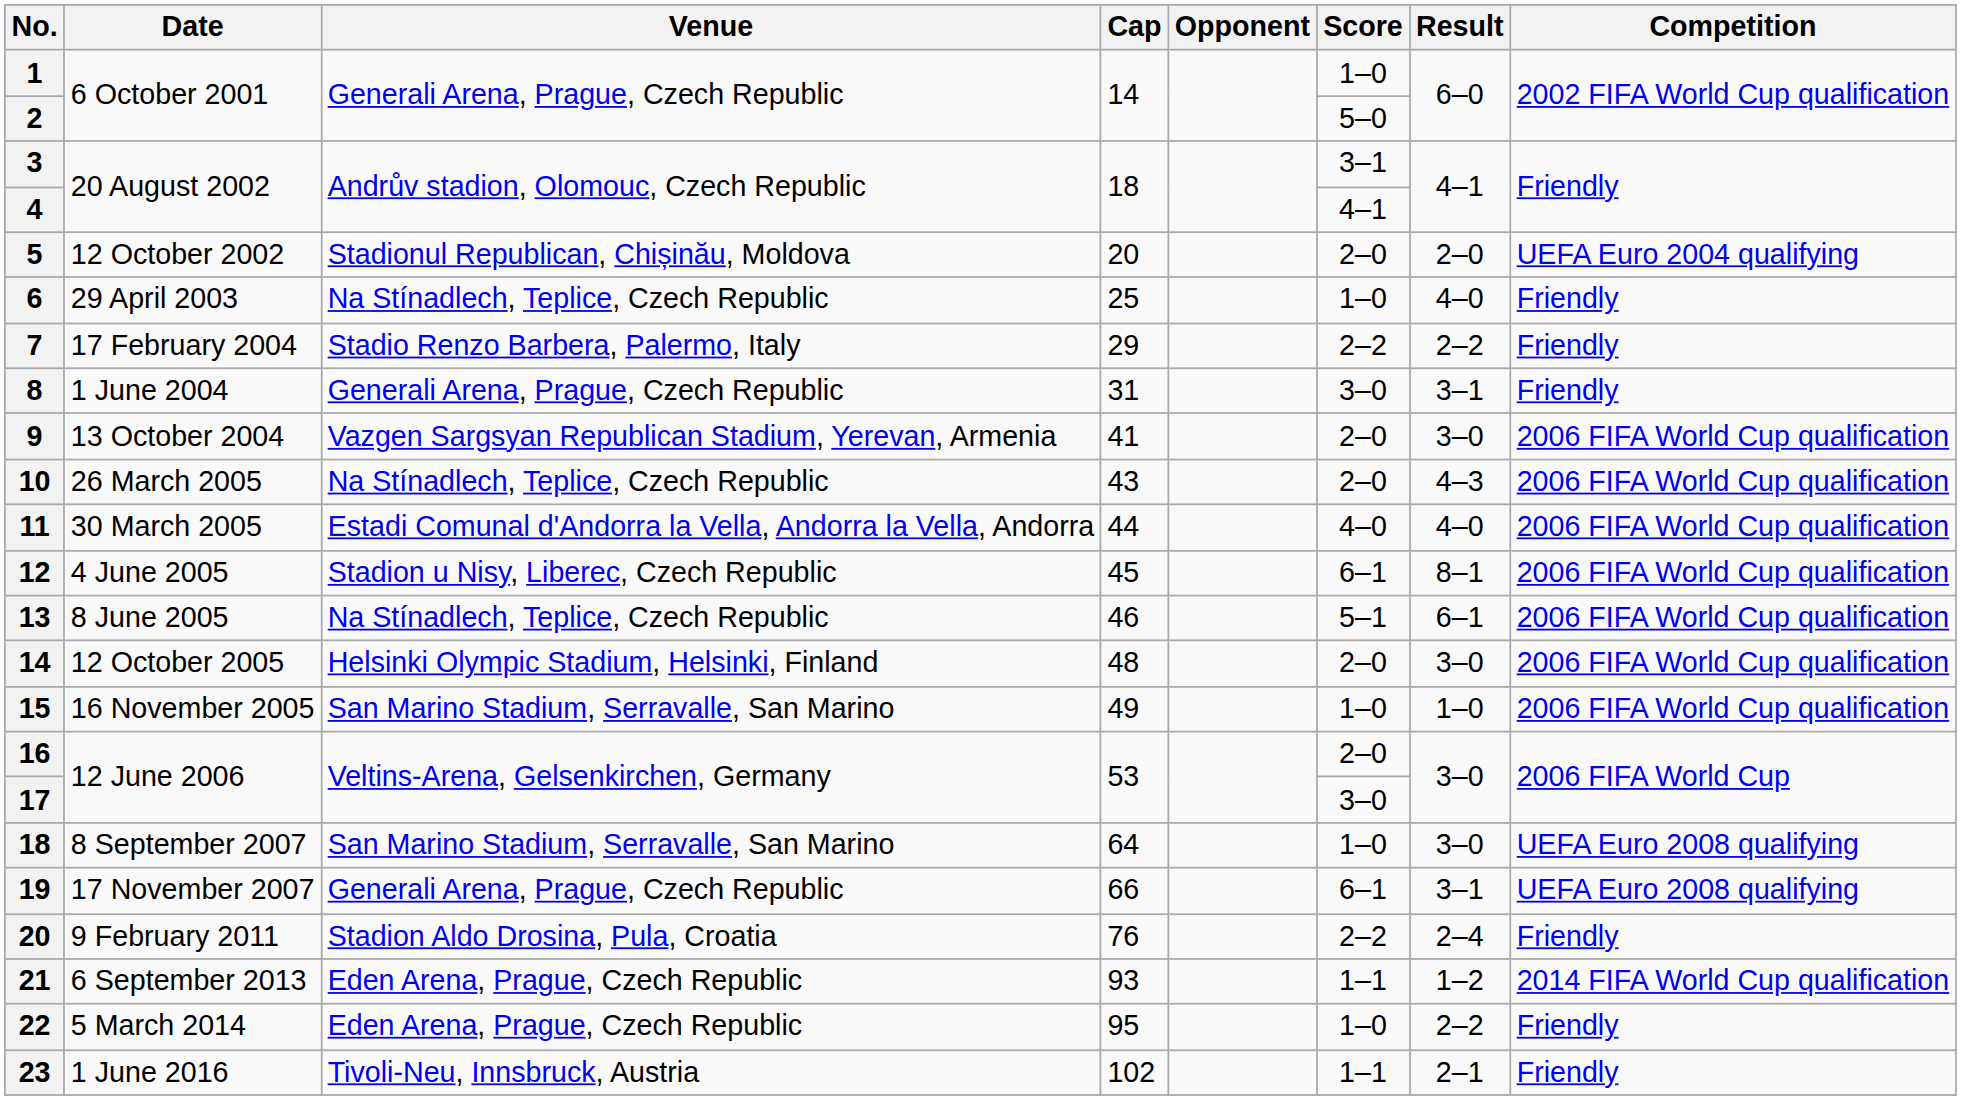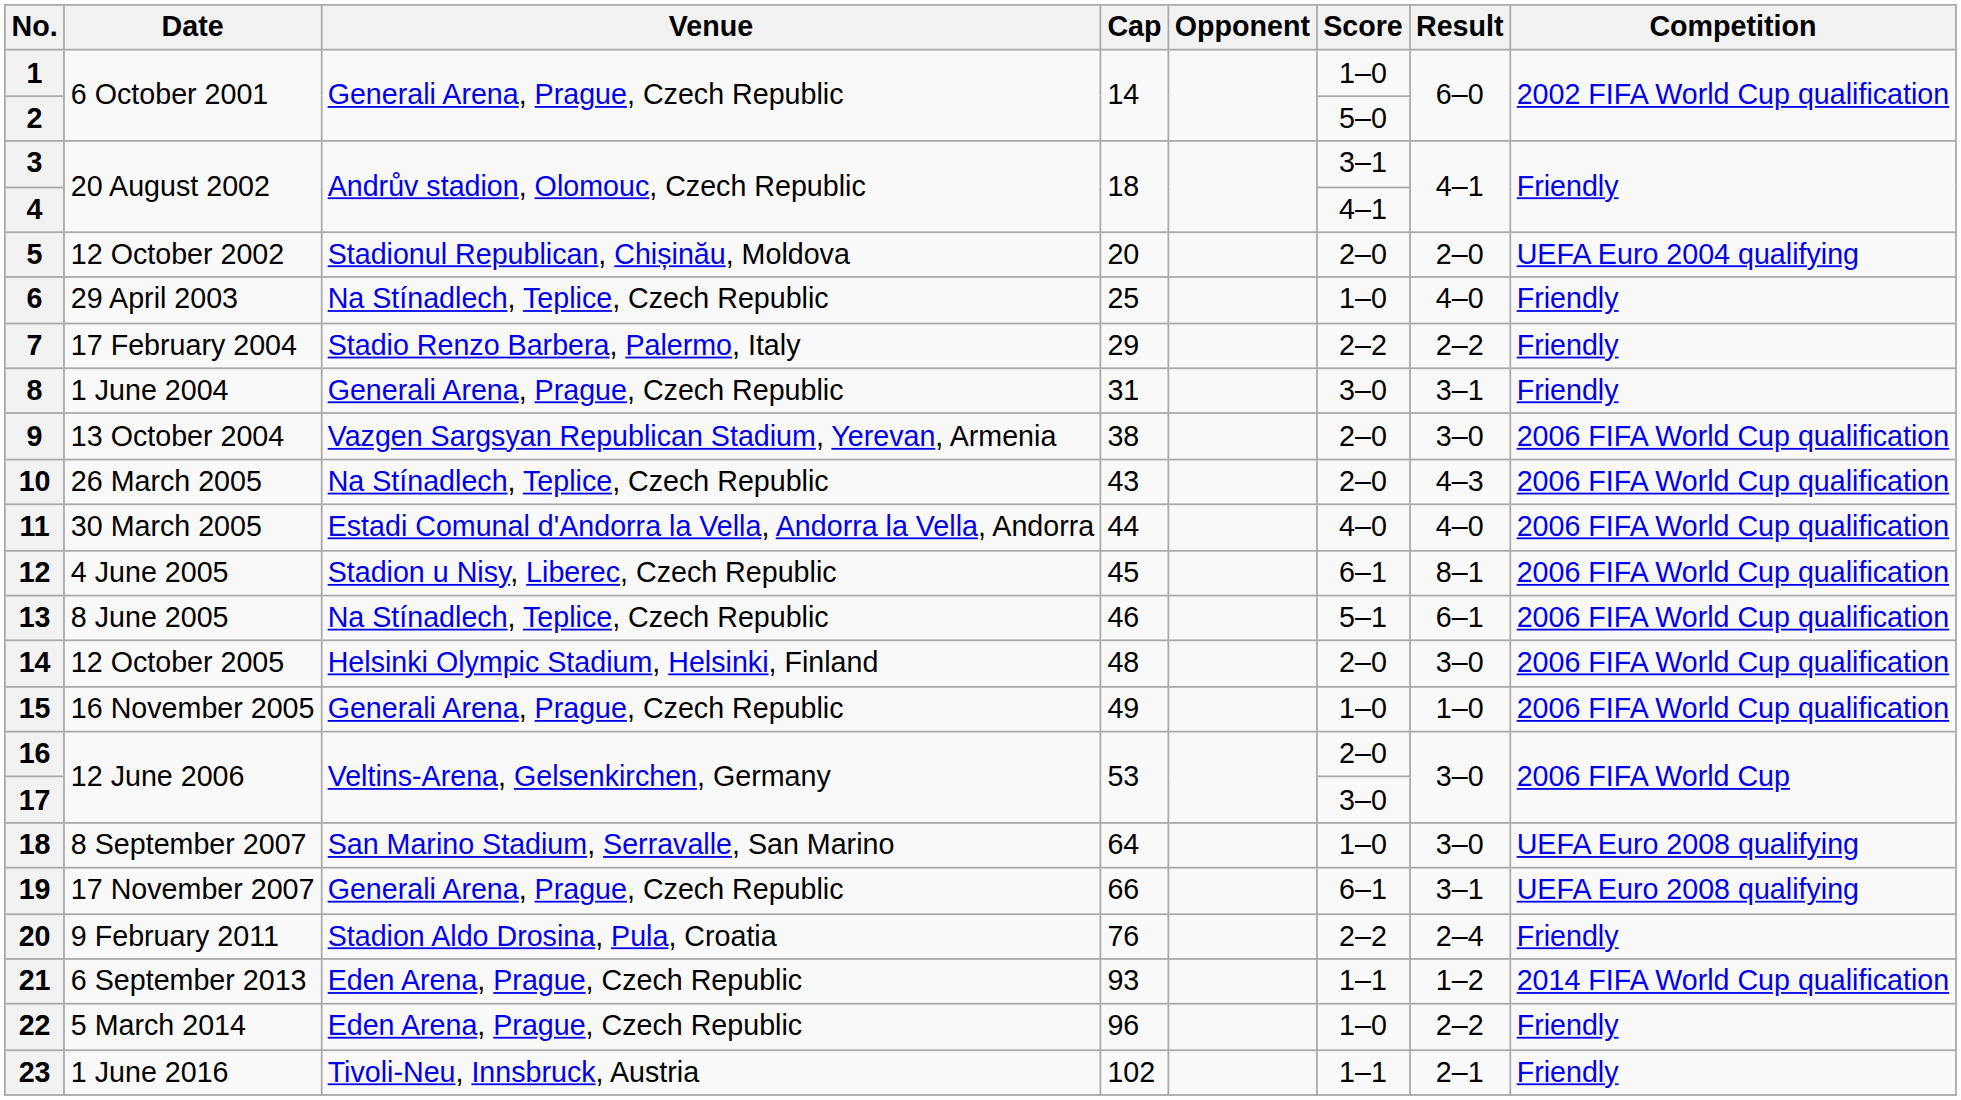(1123, 436) 41 -> (1123, 436) 38
(611, 708) San Marino Stadium, Serravalle, San Marino -> (586, 708) Generali Arena, Prague, Czech Republic
(1123, 1026) 95 -> (1123, 1026) 96
